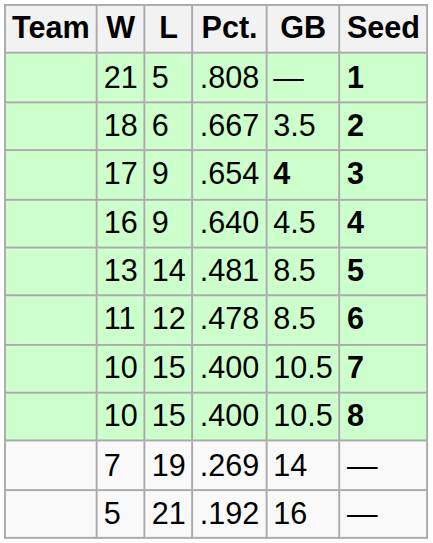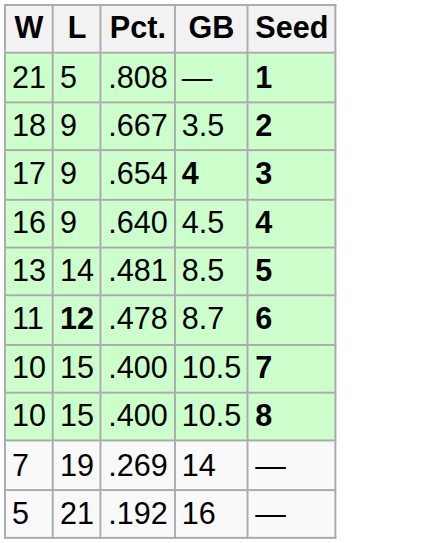- column: (51, 28)
(160, 125) 6 -> (69, 125) 9
(169, 319) normal -> (77, 319) bold
(295, 319) 8.5 -> (203, 319) 8.7
